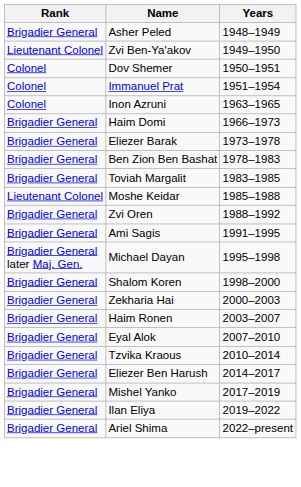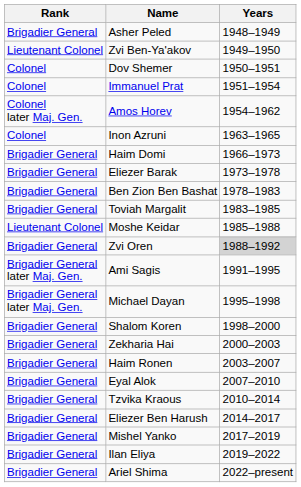+ row: (140, 111)
(251, 214) no background -> (251, 245) lightgrey background
(52, 232) Brigadier General -> (52, 270) Brigadier General later Maj. Gen.
